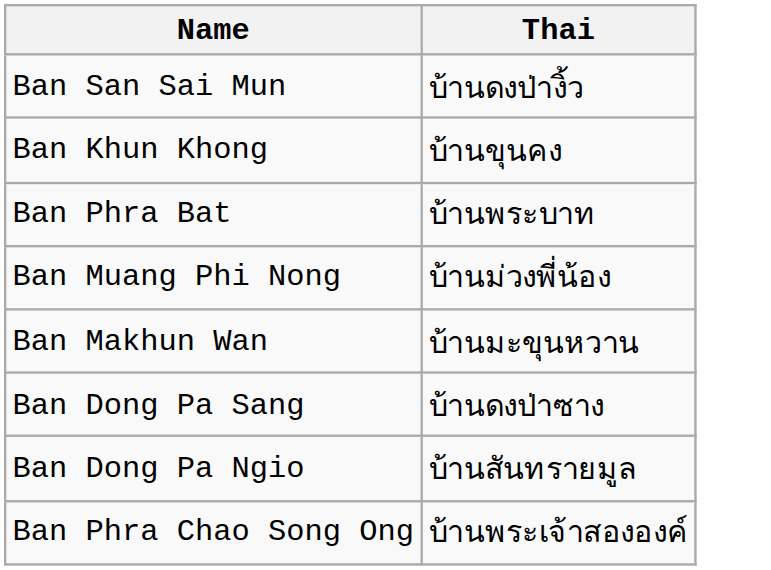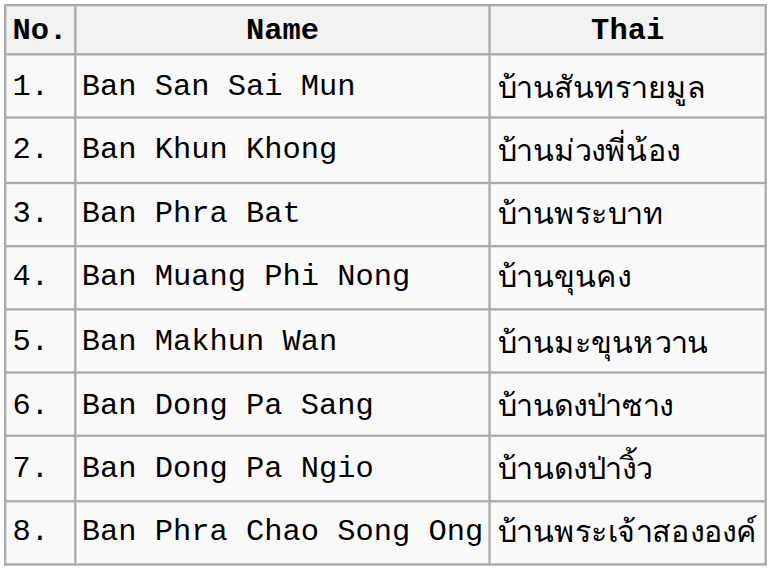+ column: (40, 30)
(506, 89) บ้านดงป่างิ้ว -> (602, 89) บ้านสันทรายมูล
(495, 153) บ้านขุนคง -> (589, 153) บ้านม่วงพี่น้อง
(520, 280) บ้านม่วงพี่น้อง -> (564, 280) บ้านขุนคง
(533, 471) บ้านสันทรายมูล -> (575, 471) บ้านดงป่างิ้ว
